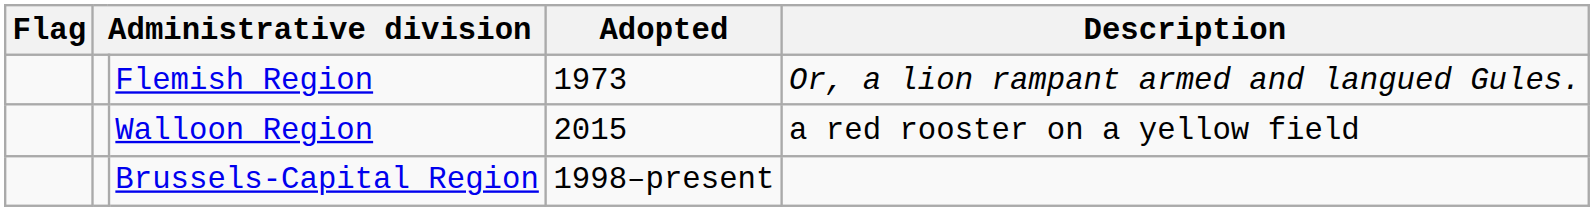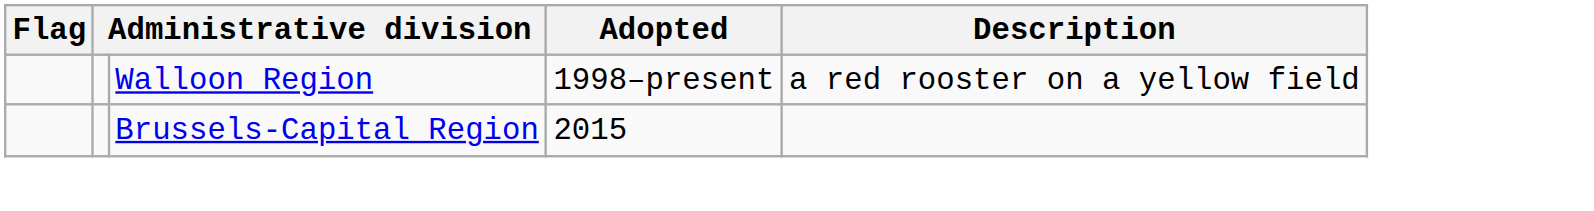- row: (244, 80)
(590, 130) 2015 -> (664, 80) 1998–present
(664, 180) 1998–present -> (590, 130) 2015
